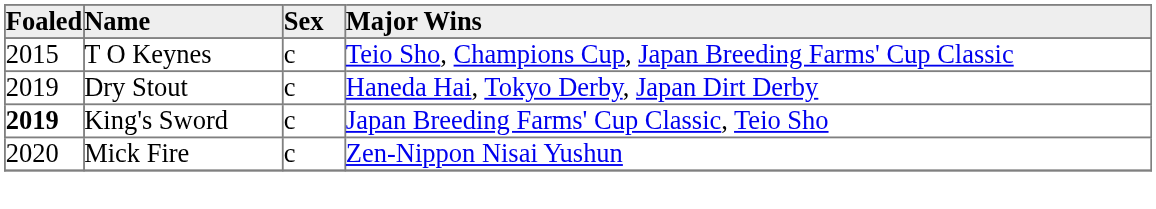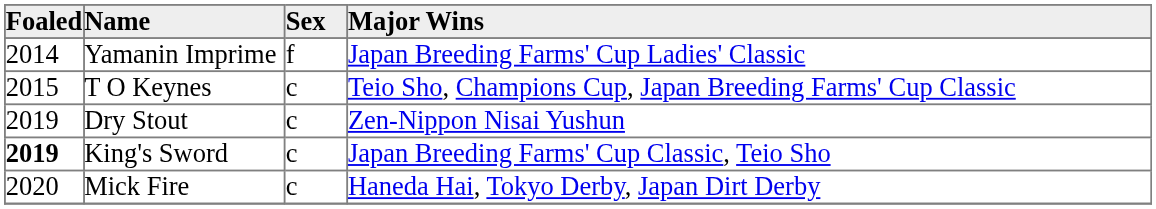+ row: (180, 54)
(582, 87) Haneda Hai, Tokyo Derby, Japan Dirt Derby -> (486, 120) Zen-Nippon Nisai Yushun
(484, 153) Zen-Nippon Nisai Yushun -> (584, 186) Haneda Hai, Tokyo Derby, Japan Dirt Derby
